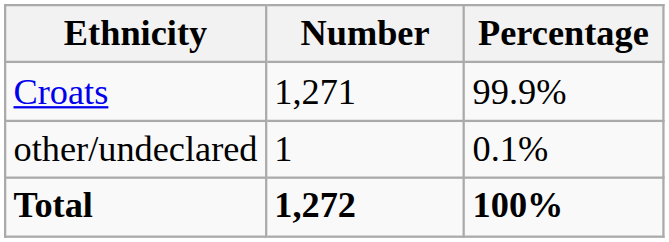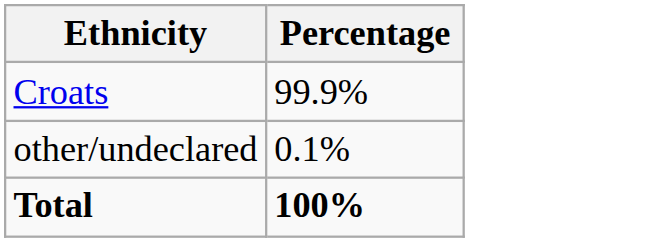- column: (365, 33)
